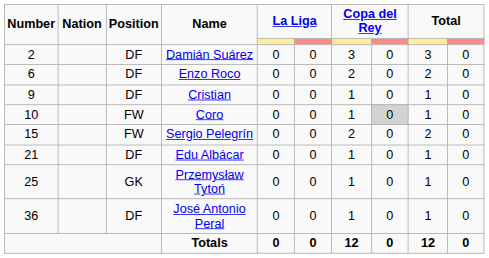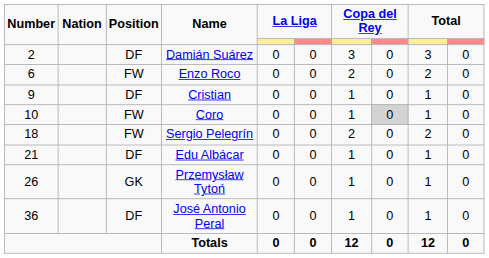(134, 74) DF -> (134, 74) FW
(31, 134) 15 -> (31, 134) 18
(31, 182) 25 -> (31, 182) 26
